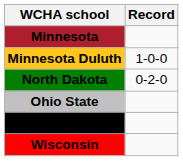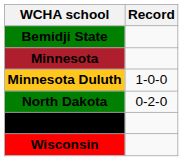+ row: (65, 36)
- row: (65, 101)
